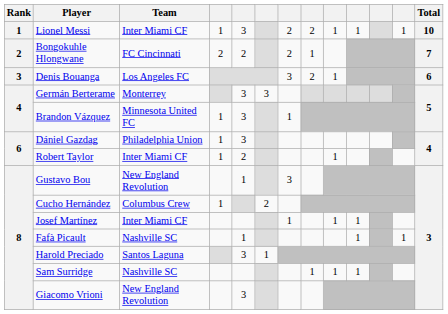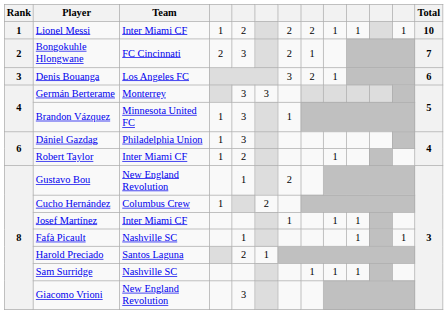(244, 30) 3 -> (244, 30) 2
(244, 53) 2 -> (244, 53) 3
(289, 180) 3 -> (289, 180) 2
(244, 255) 3 -> (244, 255) 2
